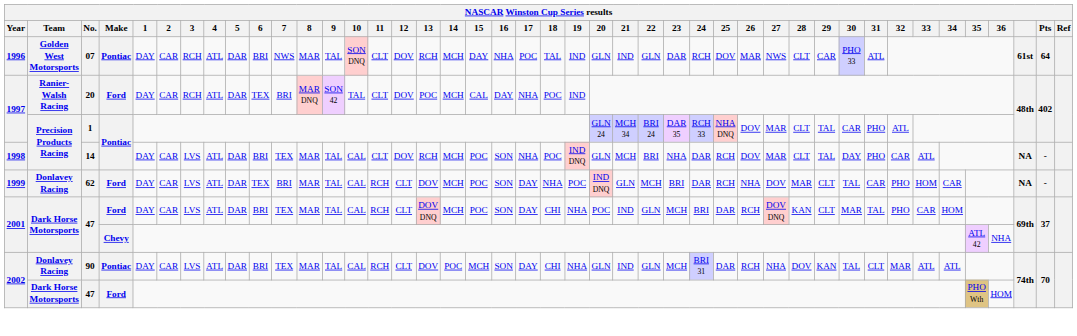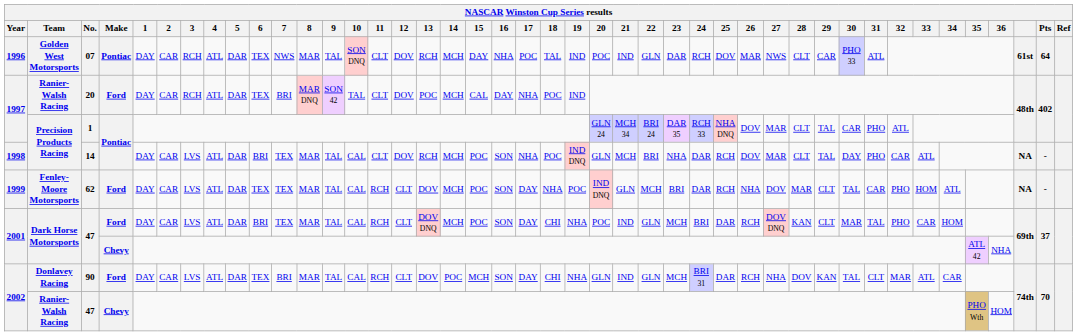(260, 56) BRI -> (260, 56) TEX
(601, 56) GLN -> (601, 56) POC
(54, 183) Donlavey Racing -> (54, 189) Fenley-Moore Motorsports
(284, 183) BRI -> (284, 189) TEX
(952, 183) CAR -> (952, 189) ATL
(116, 266) Pontiac -> (116, 277) Ford
(260, 266) BRI -> (260, 277) TEX
(284, 266) TEX -> (284, 277) BRI
(952, 266) ATL -> (952, 277) CAR
(54, 293) Dark Horse Motorsports -> (54, 311) Ranier-Walsh Racing
(116, 293) Ford -> (116, 311) Chevy
